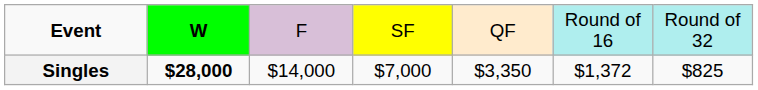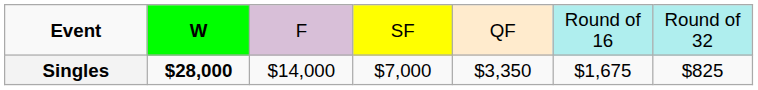(603, 70) $1,372 -> (603, 70) $1,675
